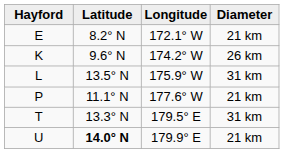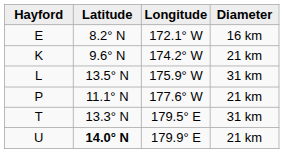(244, 35) 21 km -> (244, 35) 16 km
(244, 55) 26 km -> (244, 55) 21 km
